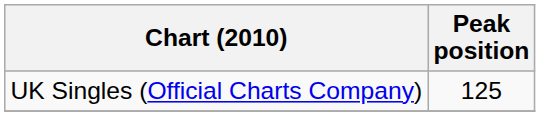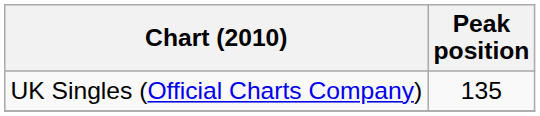(481, 90) 125 -> (481, 90) 135
